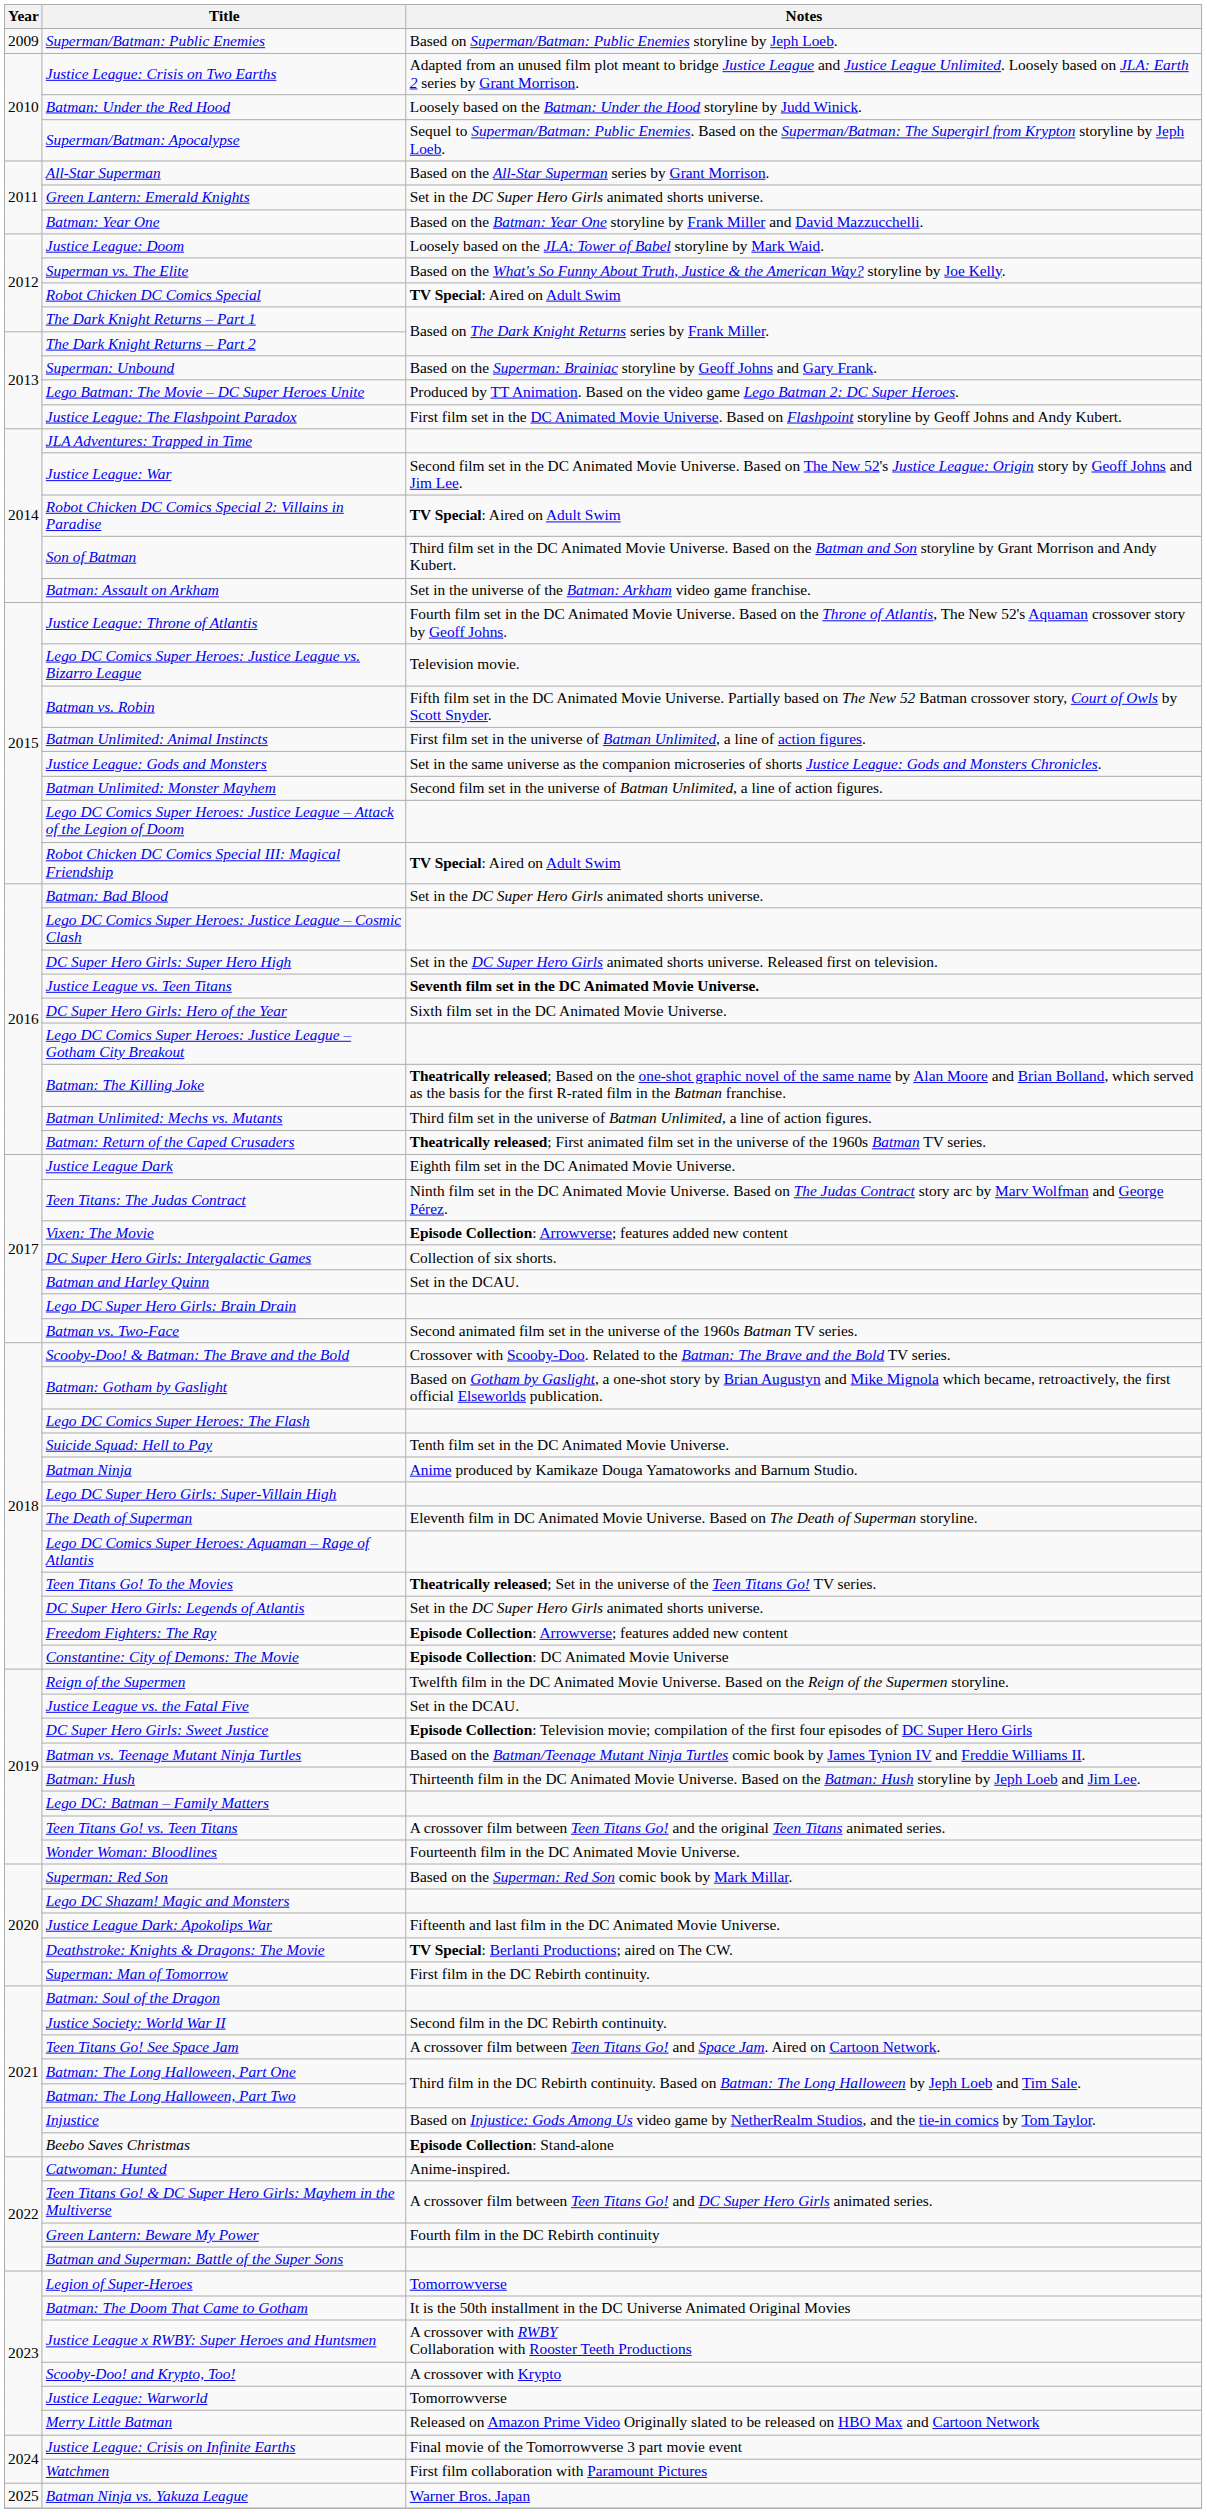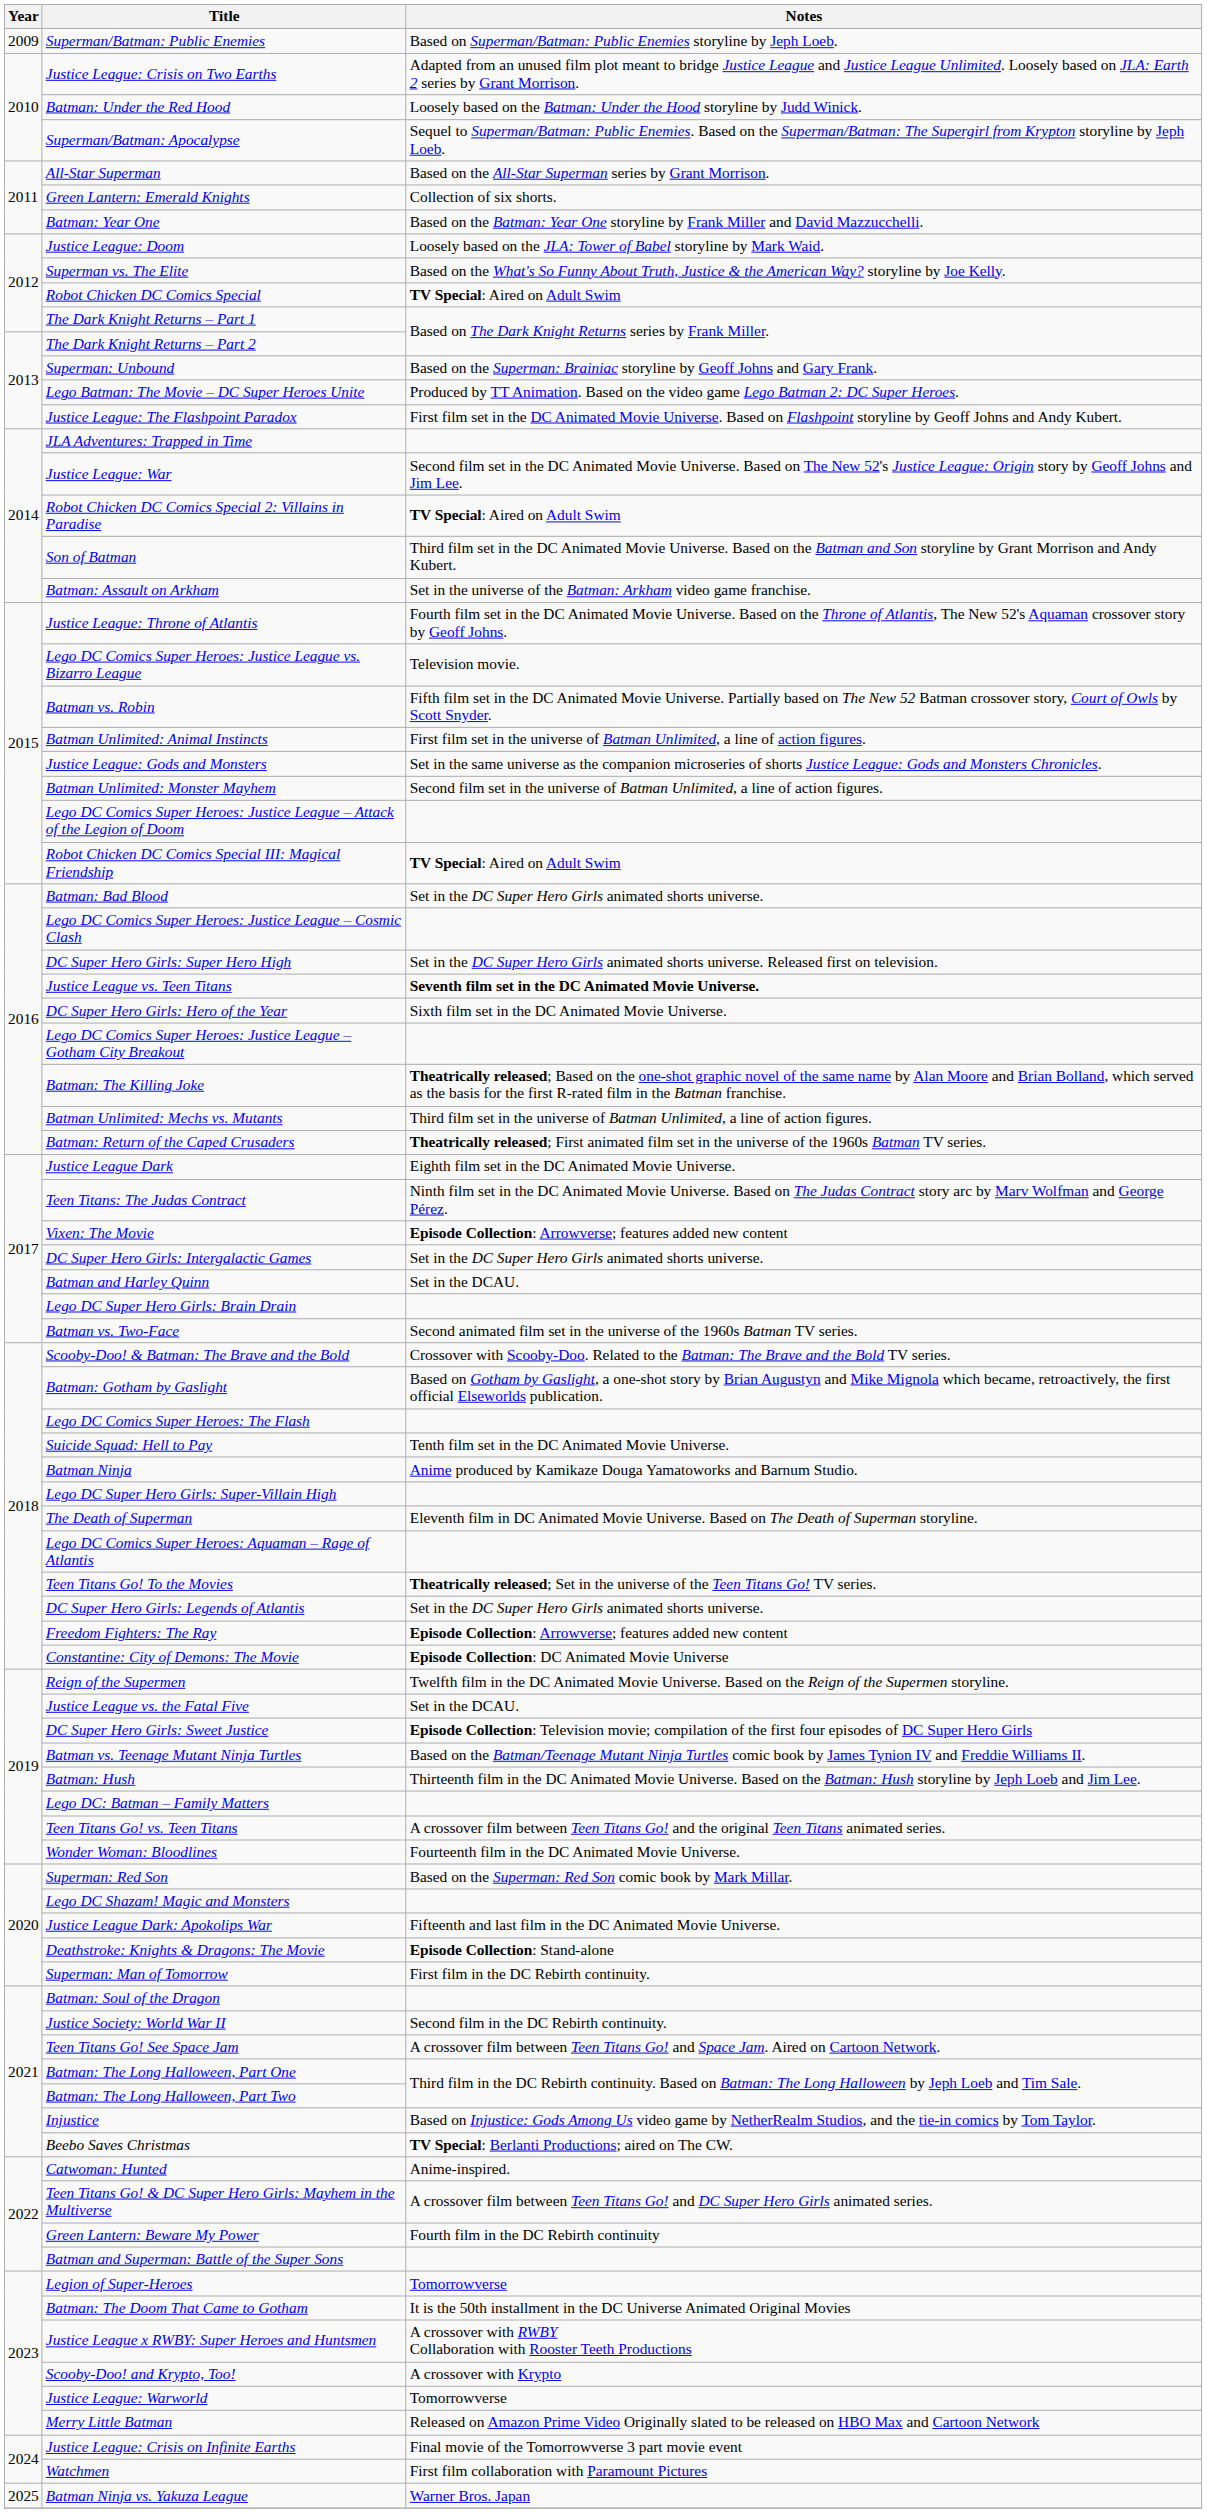(587, 197) Set in the DC Super Hero Girls animated shorts universe. -> (483, 197) Collection of six shorts.
(483, 1257) Collection of six shorts. -> (587, 1257) Set in the DC Super Hero Girls animated shorts universe.
(571, 1949) TV Special: Berlanti Productions; aired on The CW. -> (512, 1949) Episode Collection: Stand-alone
(512, 2144) Episode Collection: Stand-alone -> (571, 2144) TV Special: Berlanti Productions; aired on The CW.
